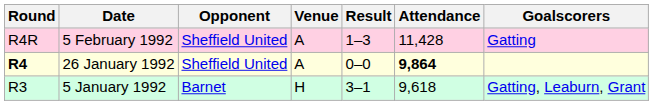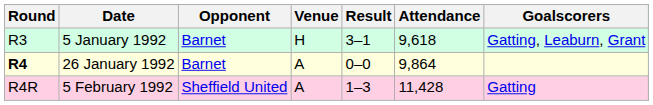rows swapped: (114, 87) <-> (118, 40)
(234, 64) Sheffield United -> (204, 64) Barnet
(417, 64) bold -> (417, 64) normal
